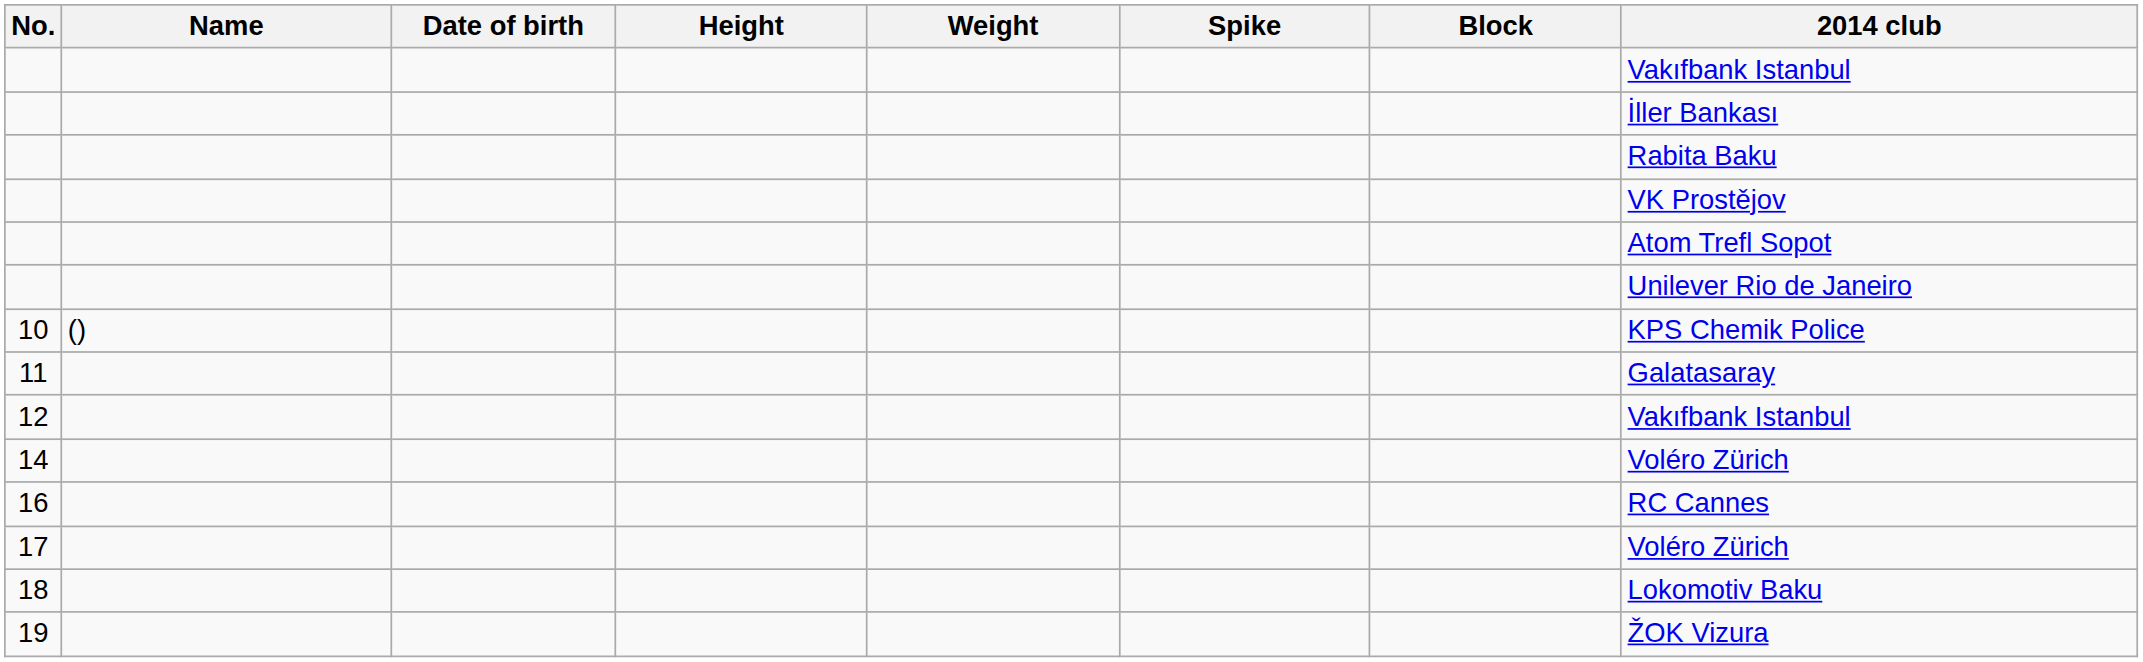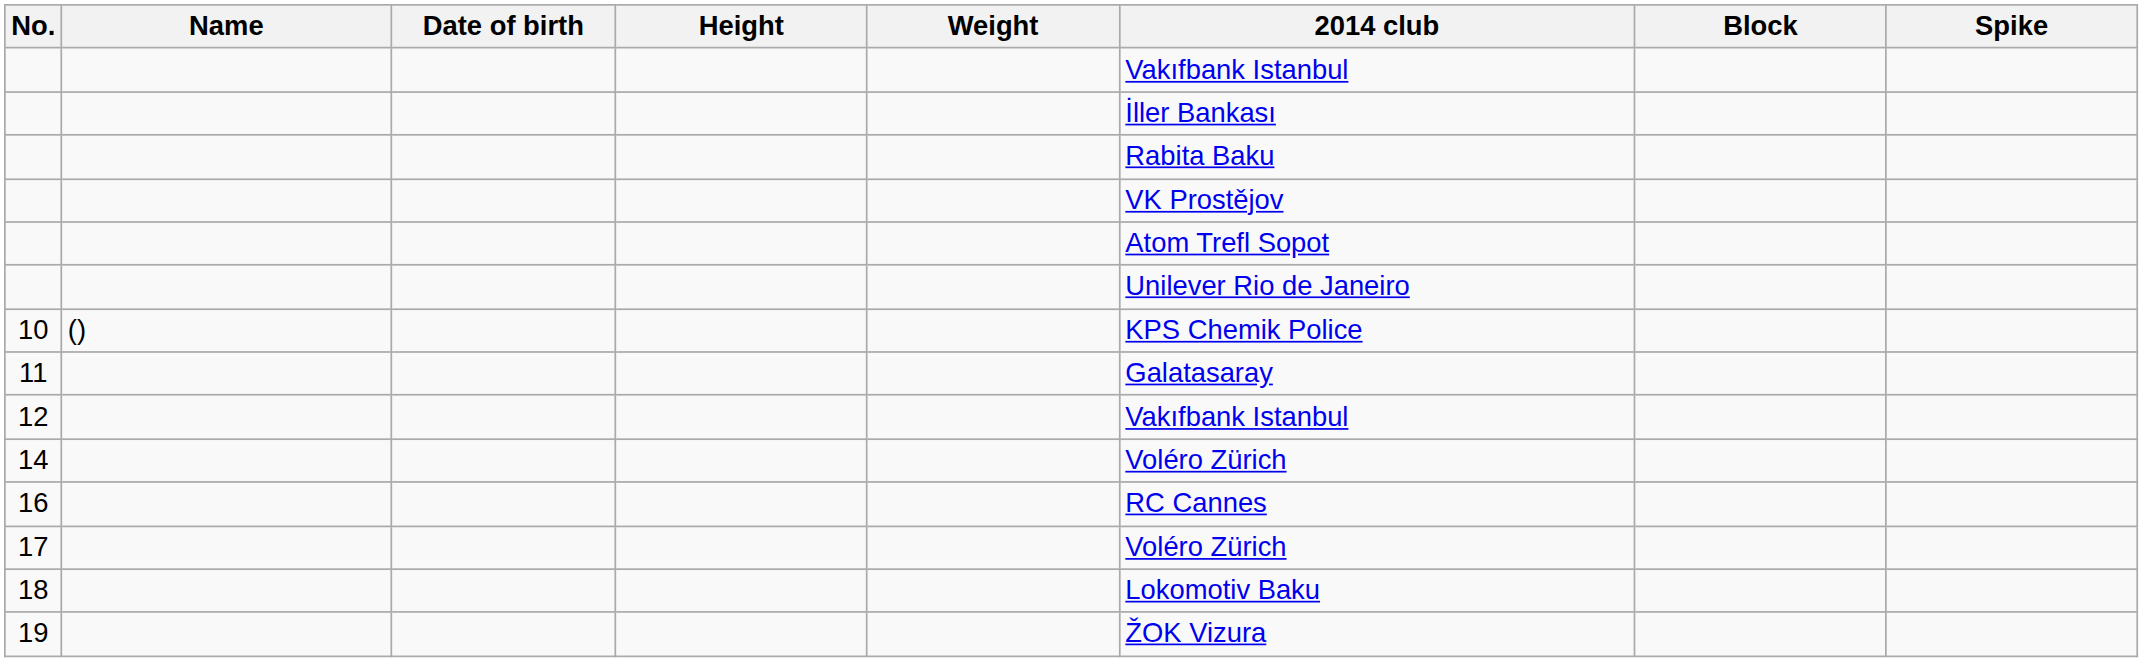columns swapped: (1245, 26) <-> (1879, 26)
